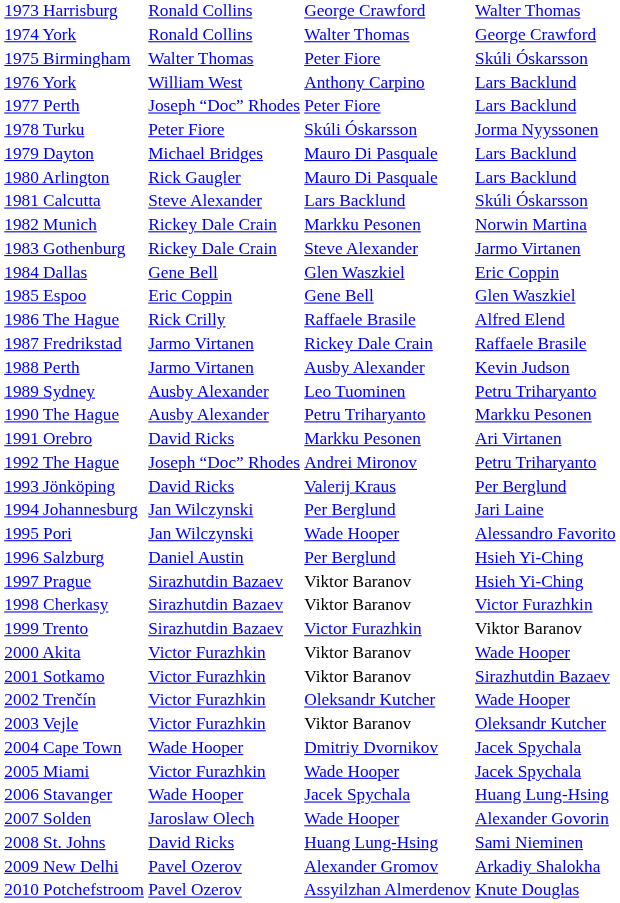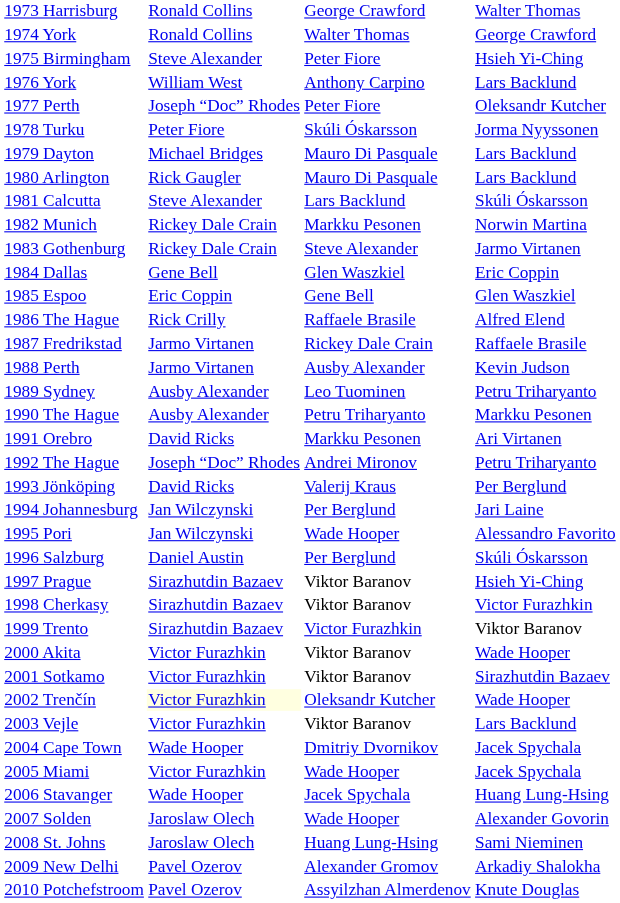(201, 58) Walter Thomas -> (205, 58) Steve Alexander
(531, 58) Skúli Óskarsson -> (529, 58) Hsieh Yi-Ching
(526, 105) Lars Backlund -> (541, 105) Oleksandr Kutcher
(529, 557) Hsieh Yi-Ching -> (531, 557) Skúli Óskarsson
(207, 699) no background -> (207, 699) lightyellow background
(541, 723) Oleksandr Kutcher -> (526, 723) Lars Backlund
(191, 842) David Ricks -> (201, 842) Jaroslaw Olech
